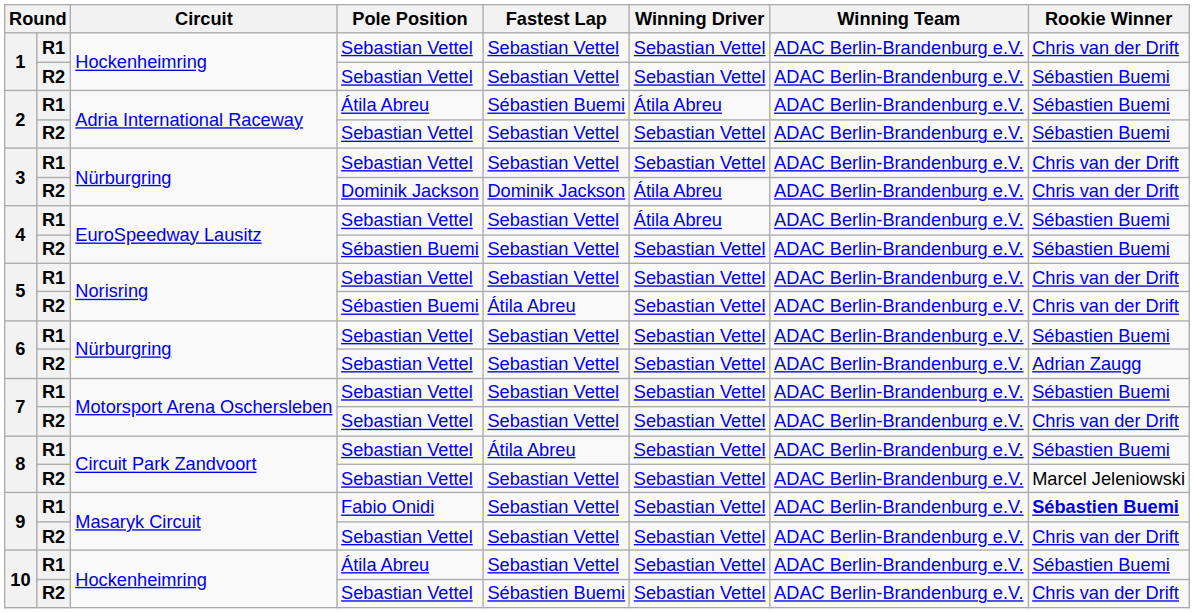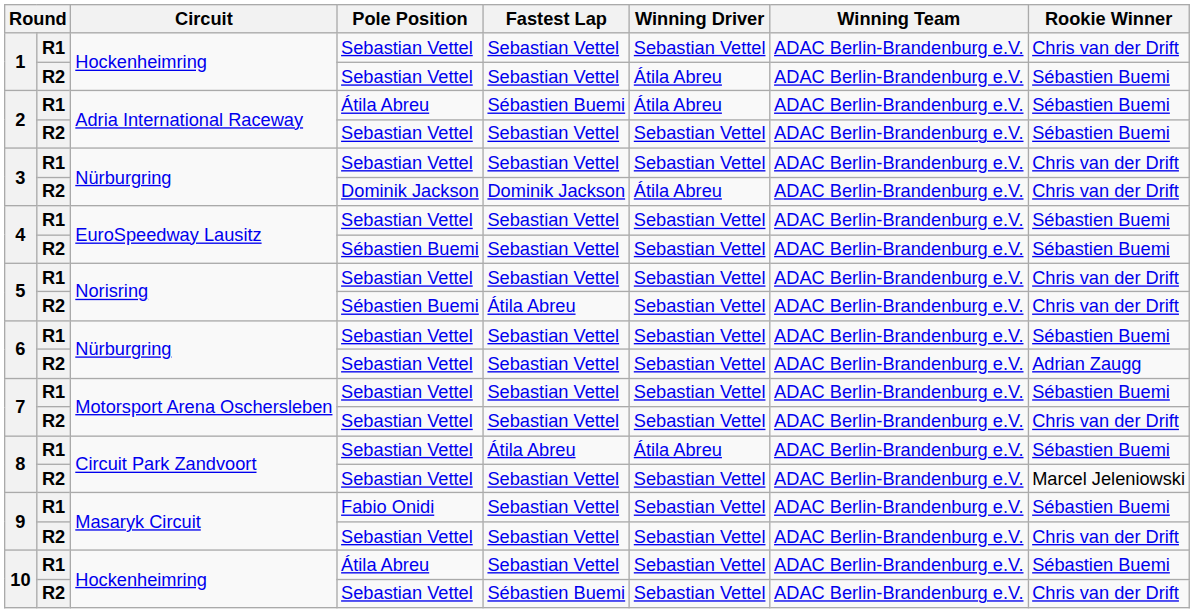(700, 76) Sebastian Vettel -> (678, 76) Átila Abreu
(678, 220) Átila Abreu -> (700, 220) Sebastian Vettel
(700, 450) Sebastian Vettel -> (678, 450) Átila Abreu
(1106, 507) bold -> (1101, 507) normal
